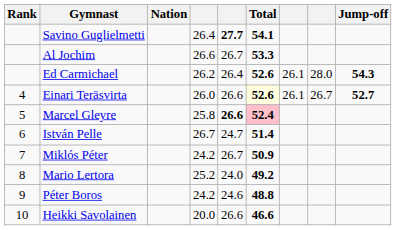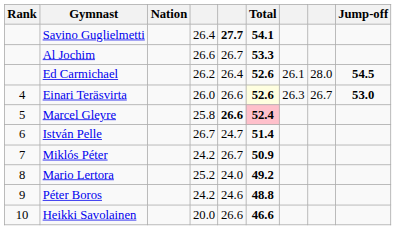(363, 74) 54.3 -> (363, 74) 54.5
(293, 94) 26.1 -> (293, 94) 26.3
(363, 94) 52.7 -> (363, 94) 53.0
